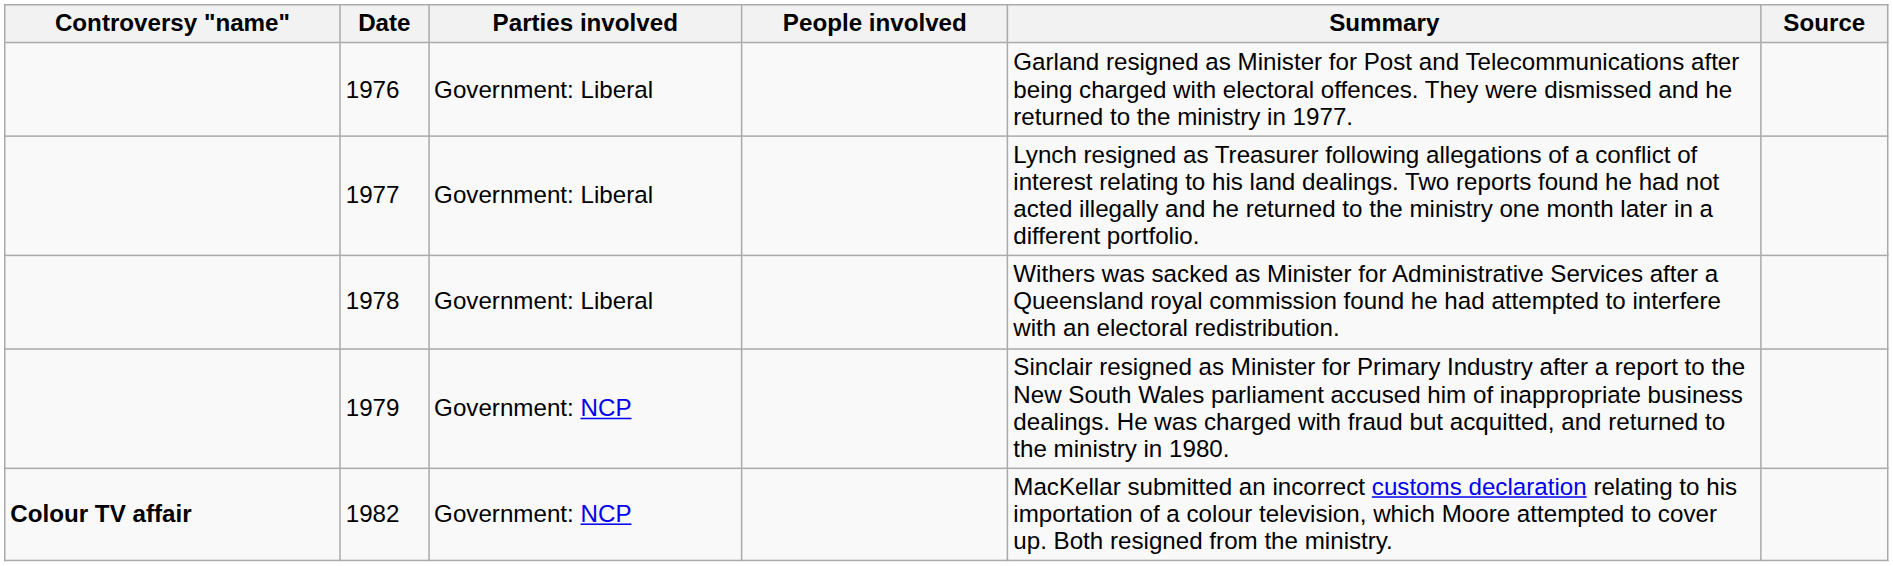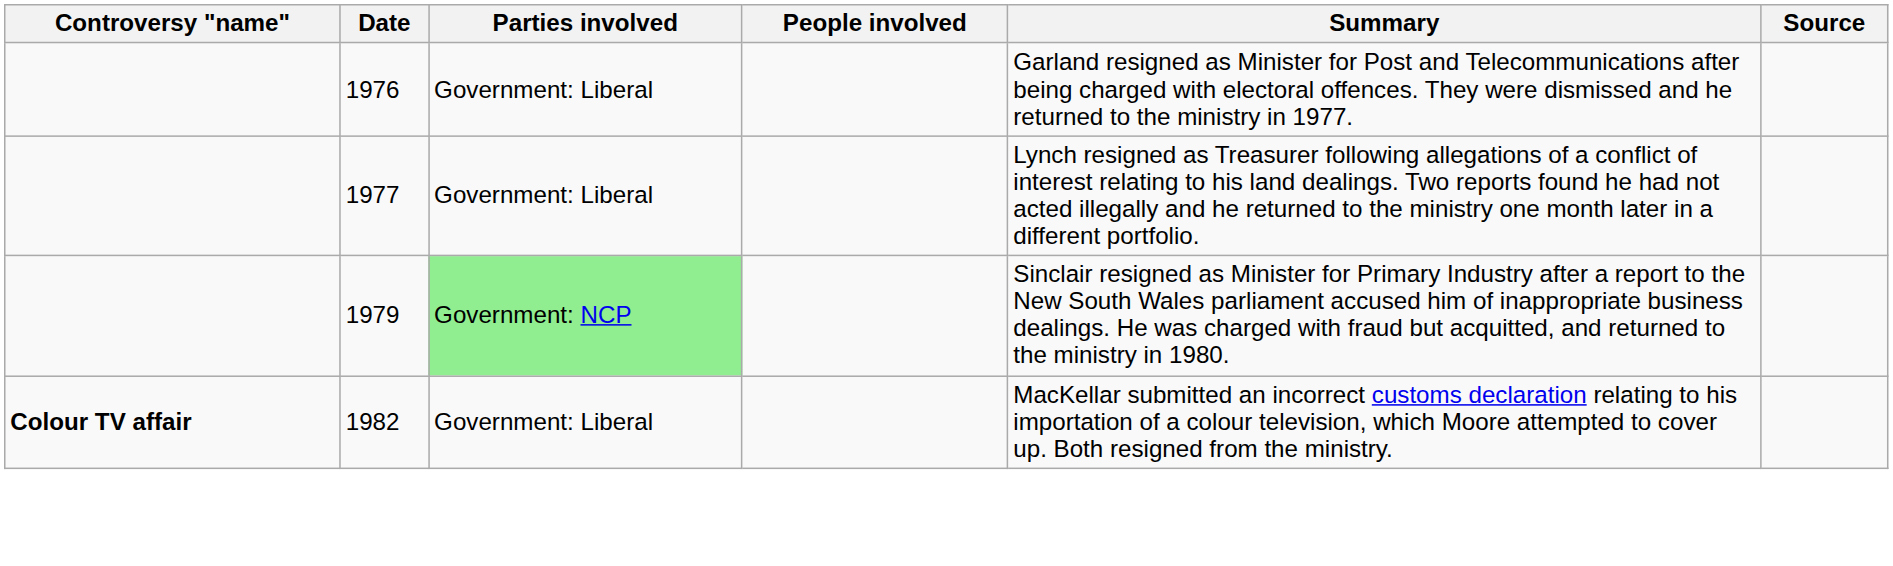- row: (373, 301)
(533, 407) no background -> (533, 315) lightgreen background
(533, 514) Government: NCP -> (544, 421) Government: Liberal
